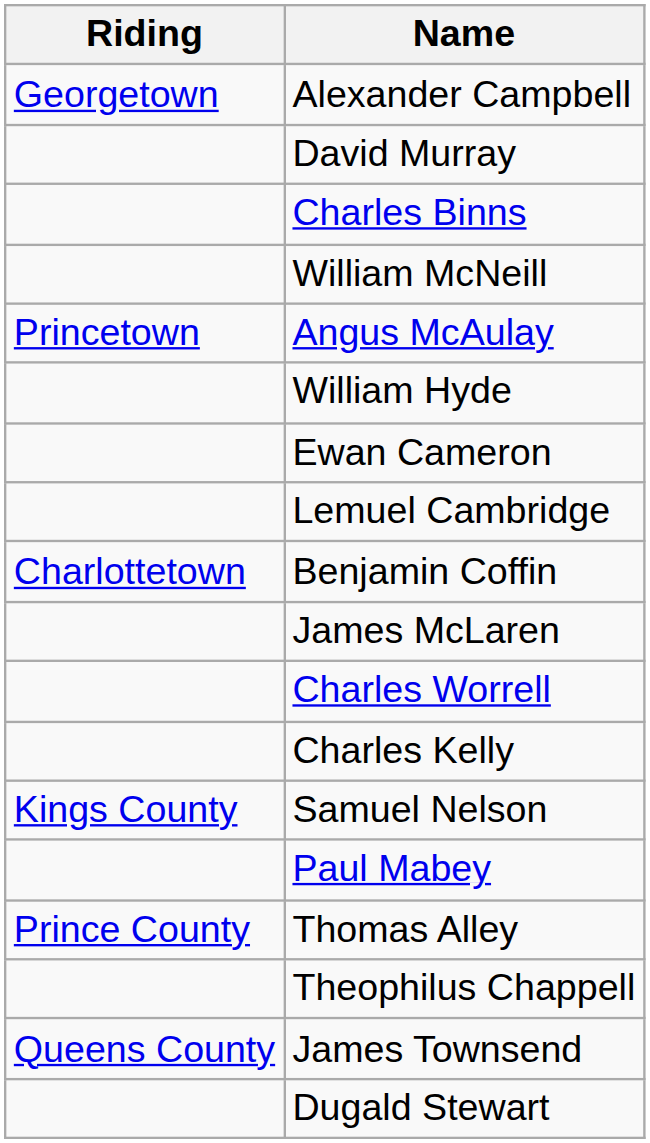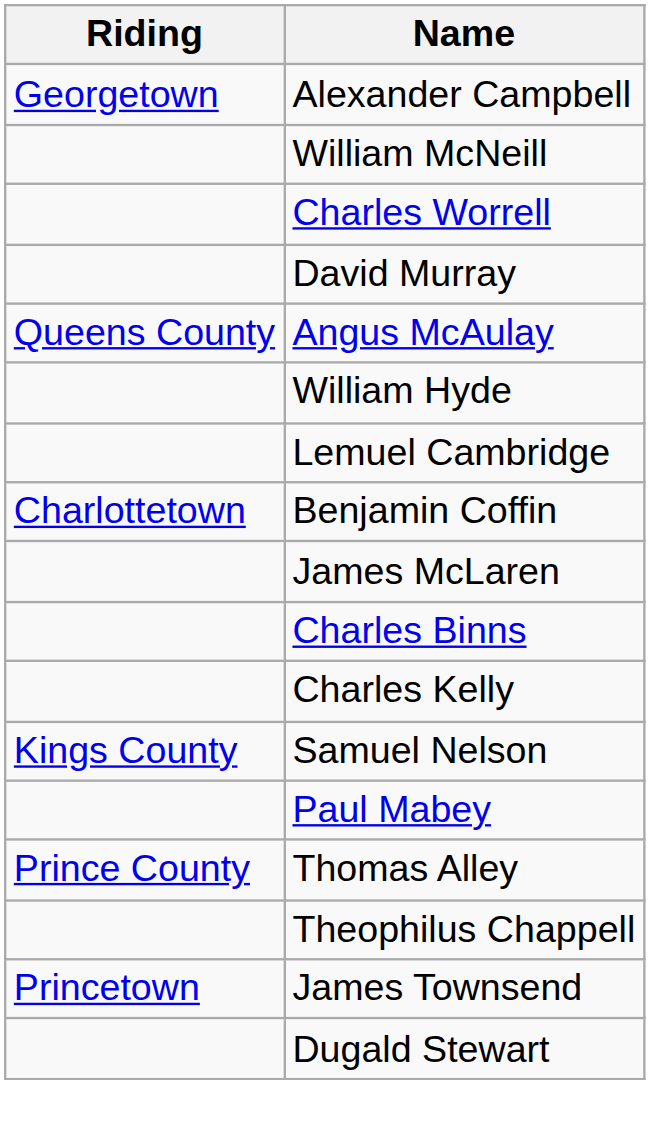rows swapped: (404, 153) <-> (420, 272)
rows swapped: (410, 213) <-> (422, 690)
(107, 332) Princetown -> (144, 332) Queens County
- row: (422, 451)
(144, 1048) Queens County -> (107, 988) Princetown
